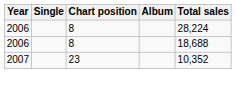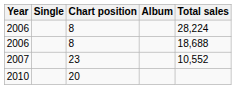(193, 60) 10,352 -> (193, 60) 10,552
+ row: (18, 76)
